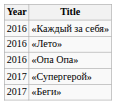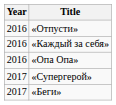+ row: (55, 28)
- row: (47, 44)
